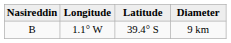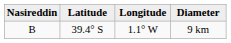columns swapped: (143, 13) <-> (87, 13)
